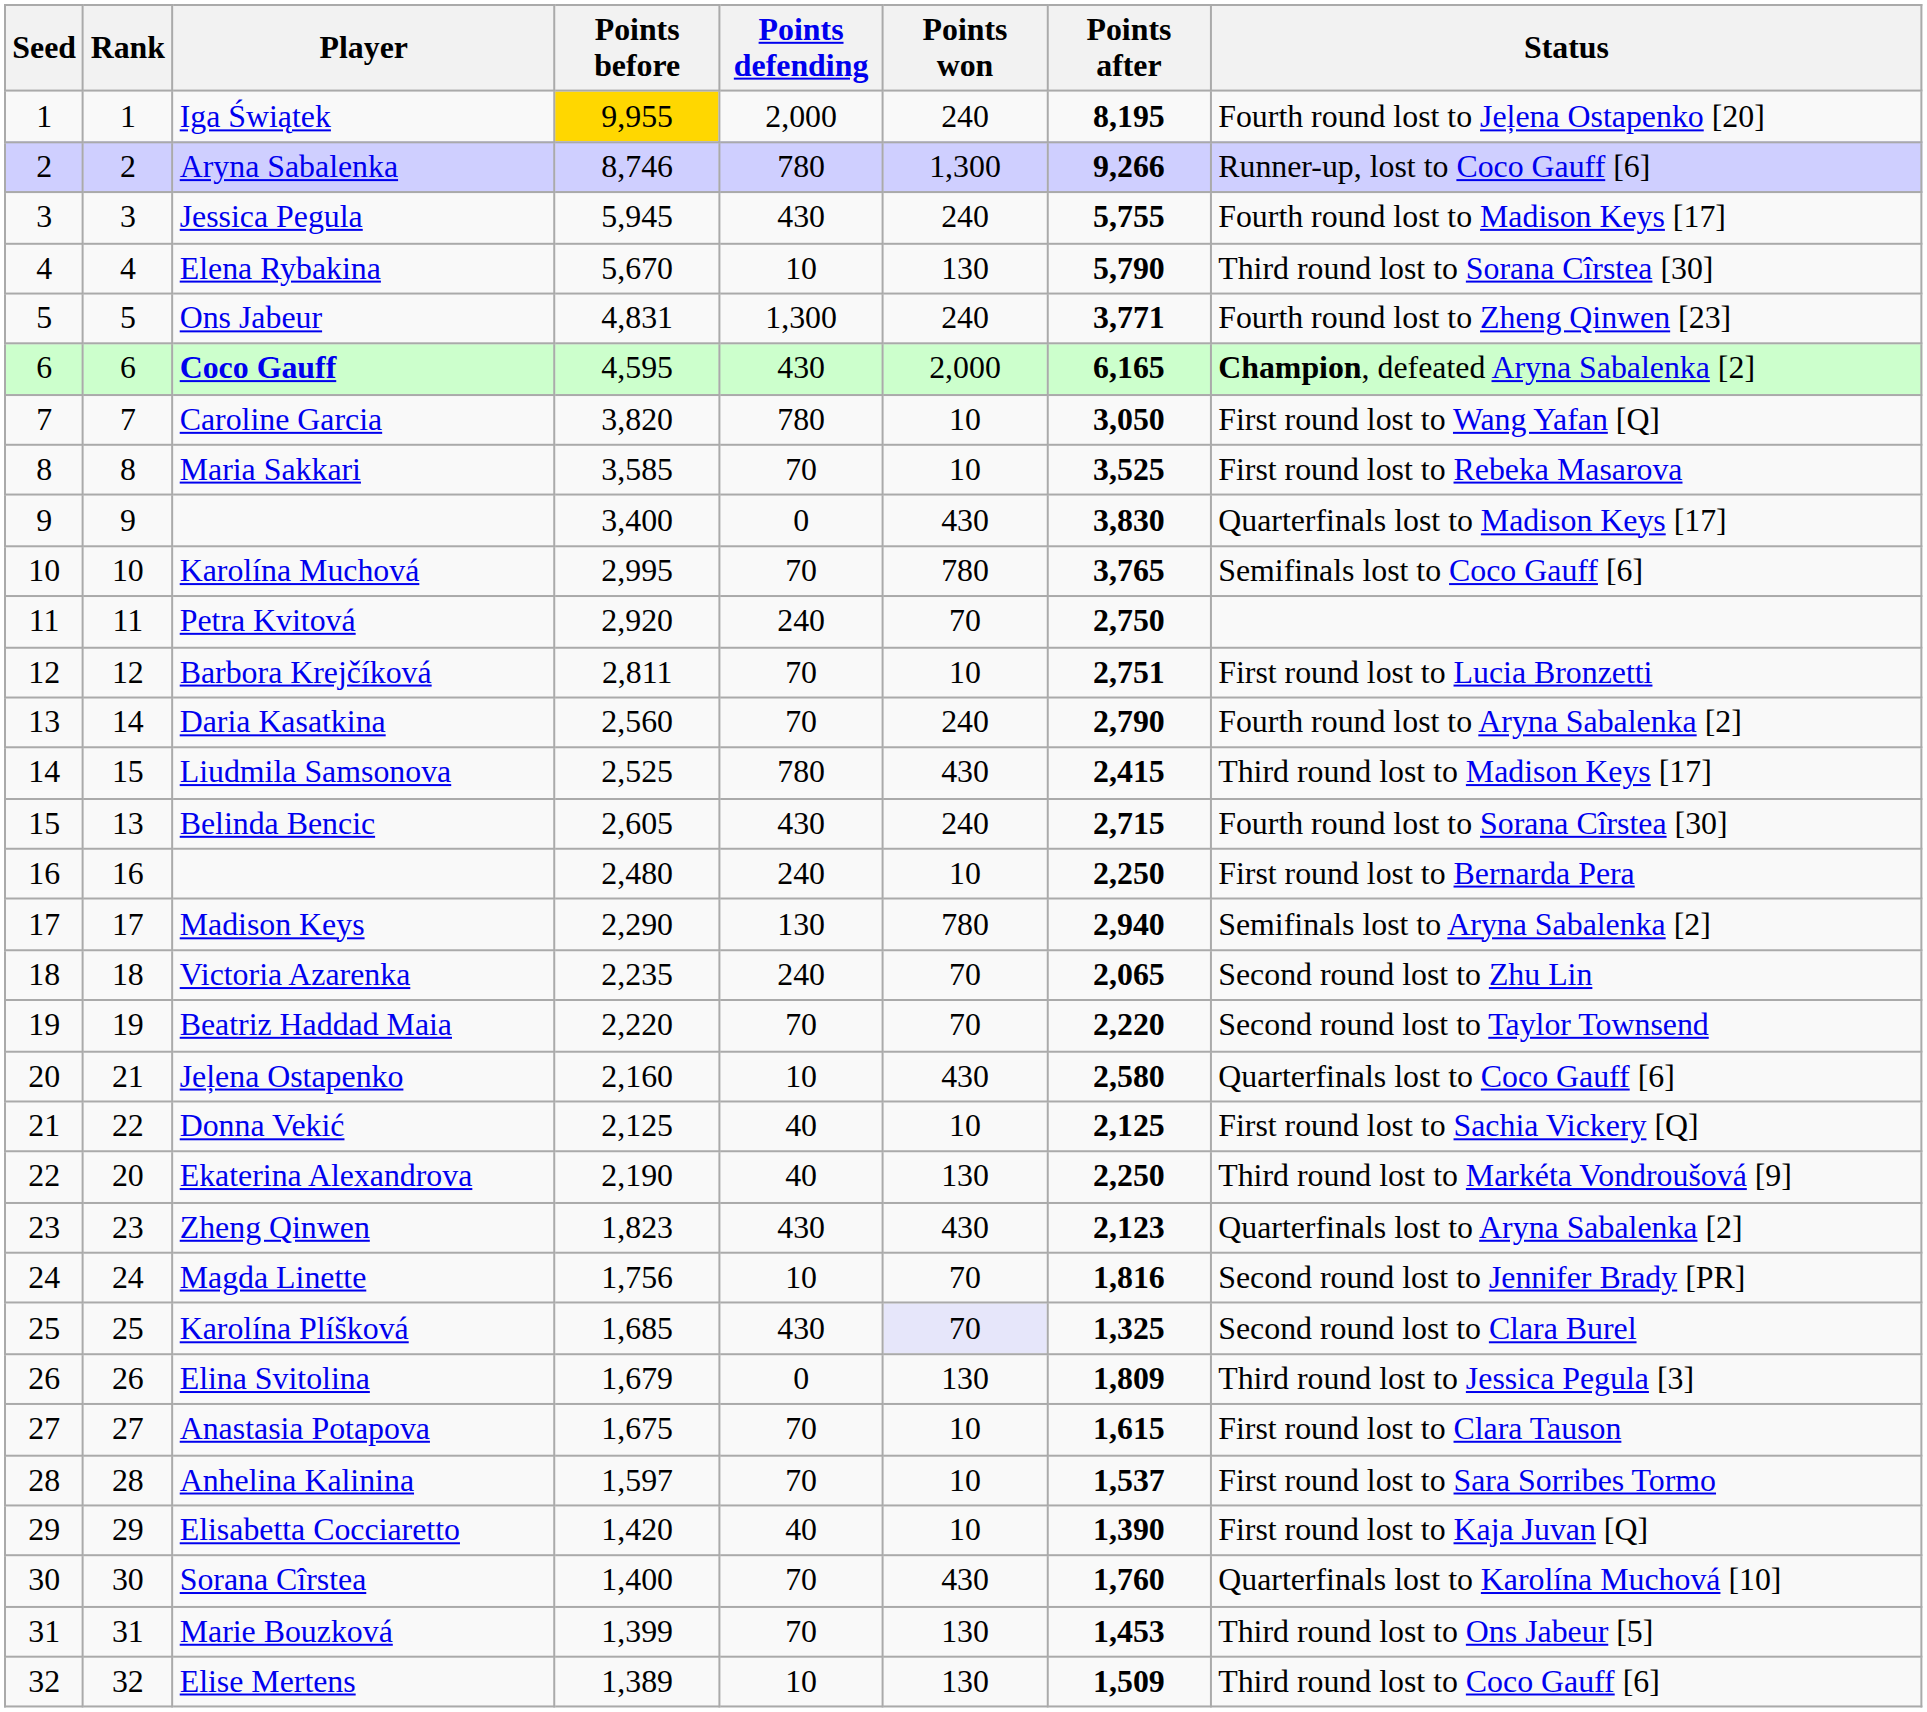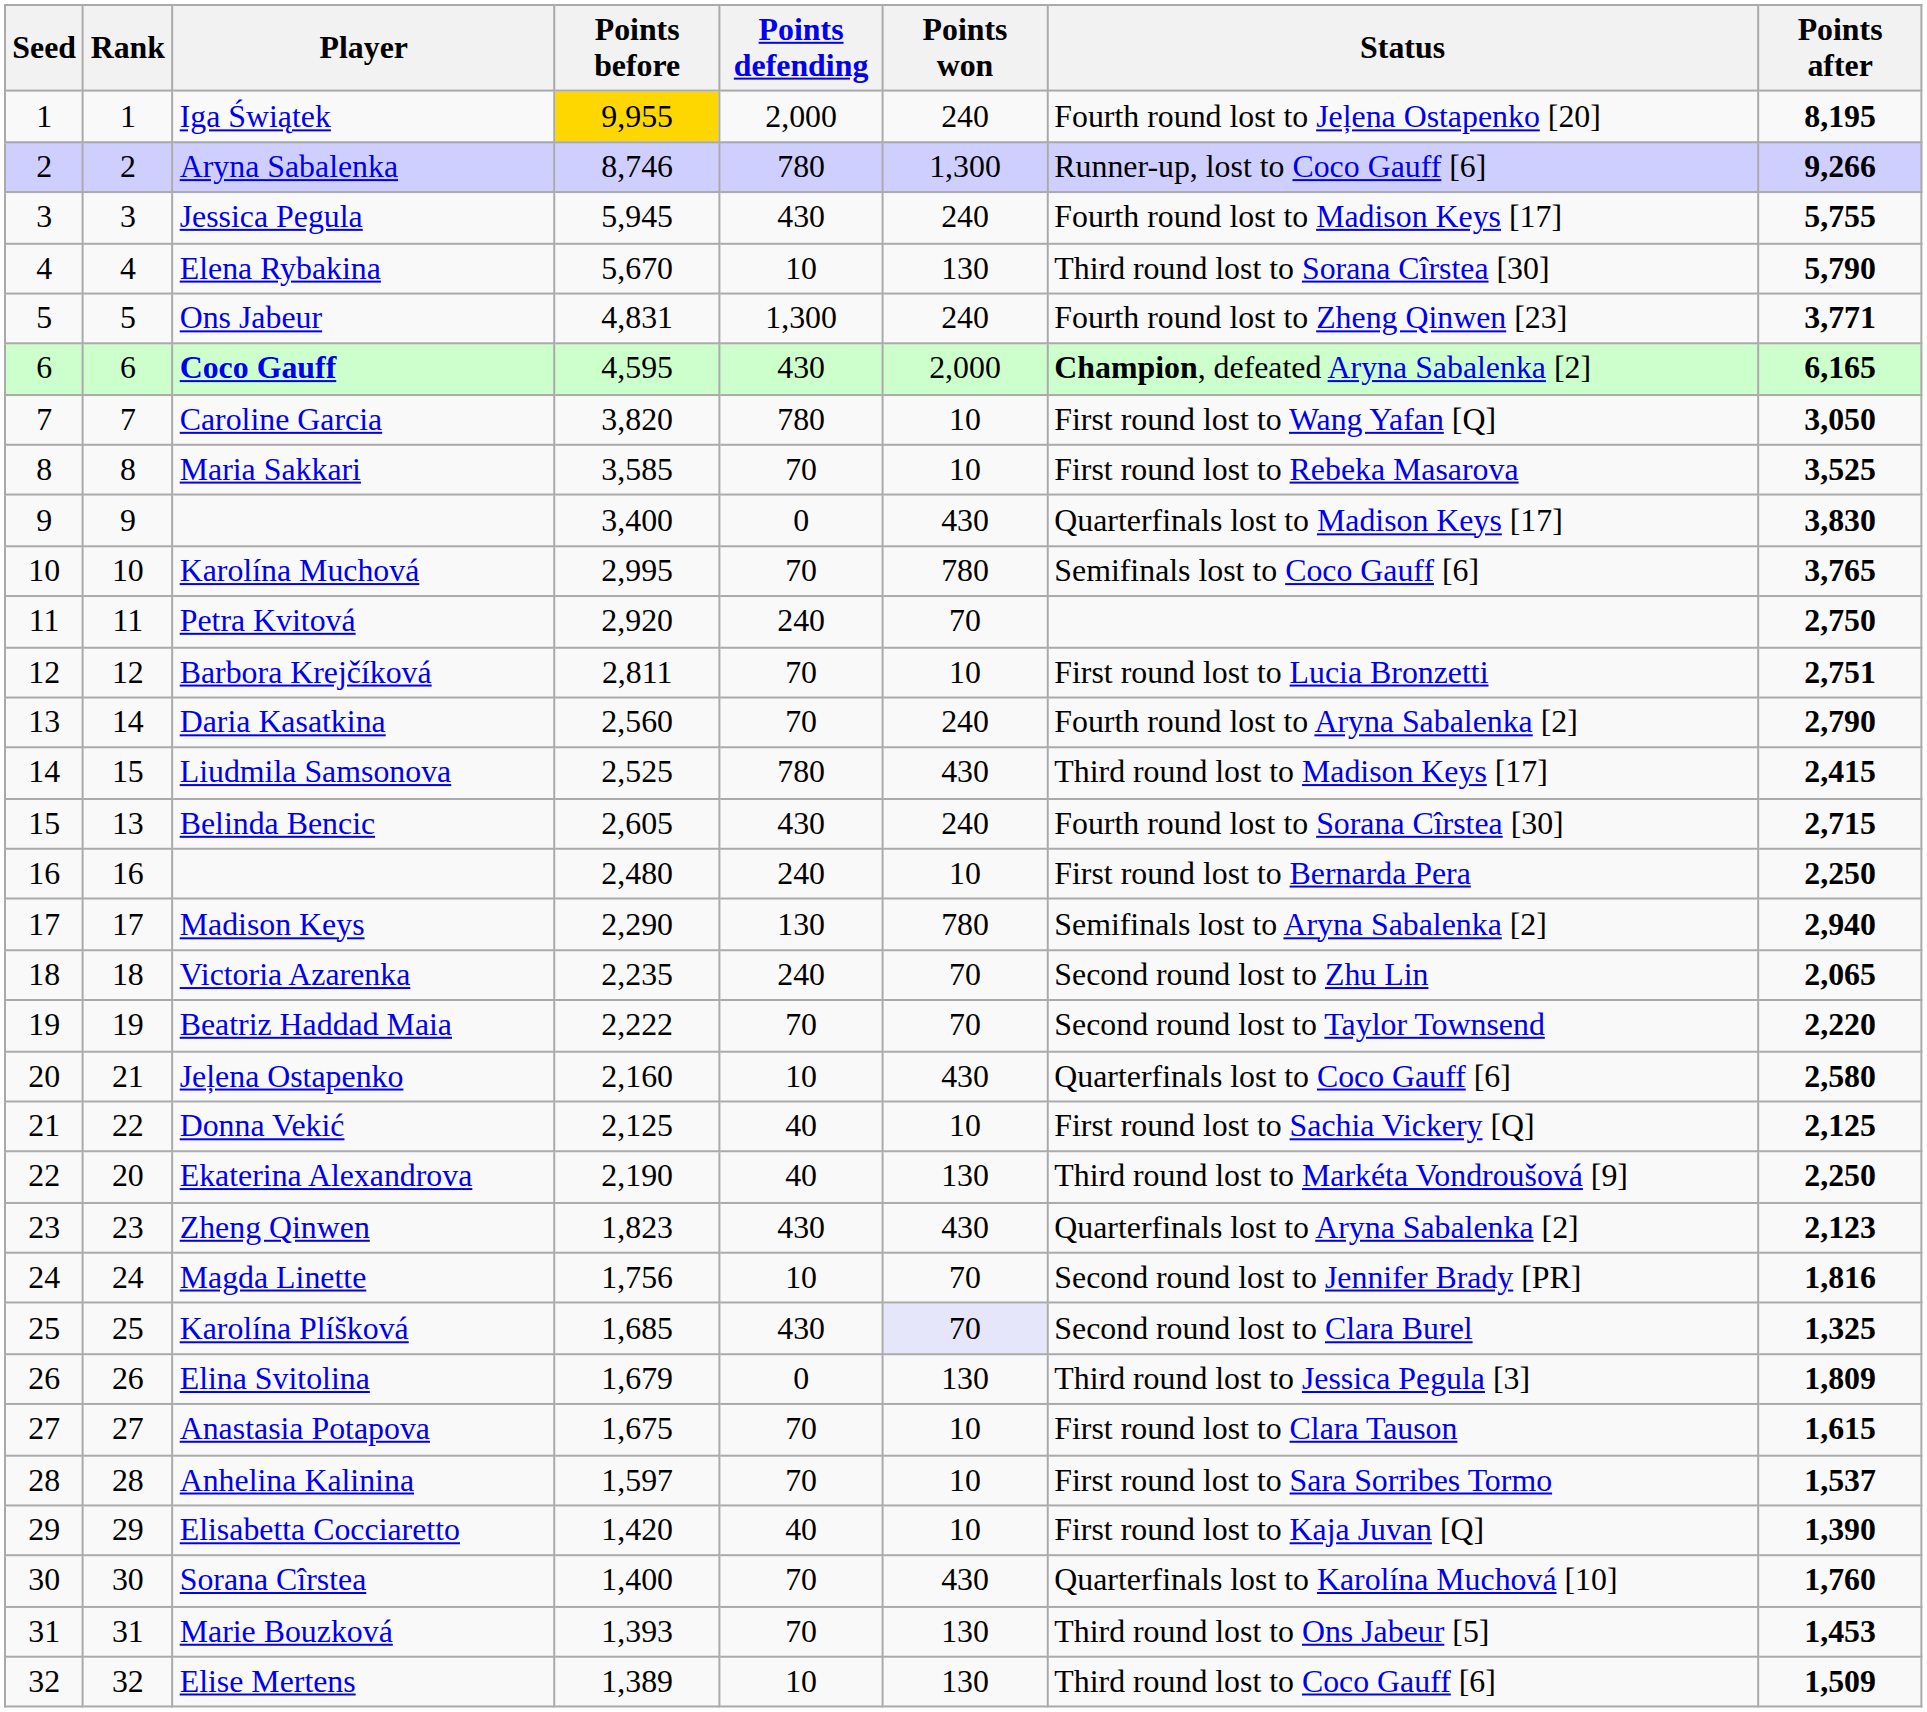columns swapped: (1129, 47) <-> (1566, 47)
(637, 1024) 2,220 -> (637, 1024) 2,222
(637, 1630) 1,399 -> (637, 1630) 1,393
